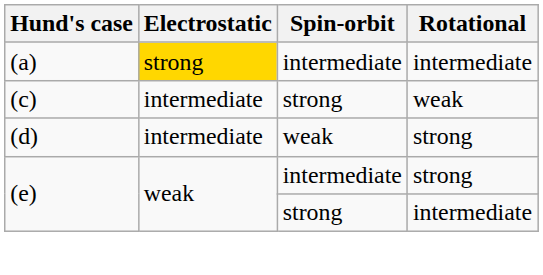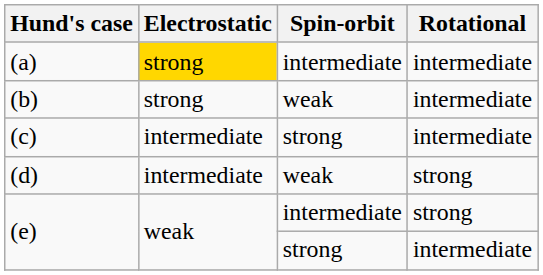+ row: (24, 99)
(438, 99) weak -> (472, 136) intermediate
